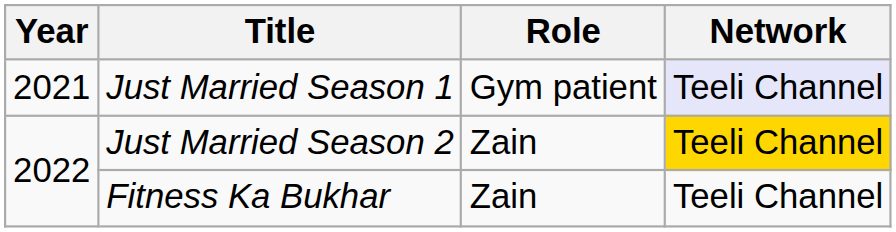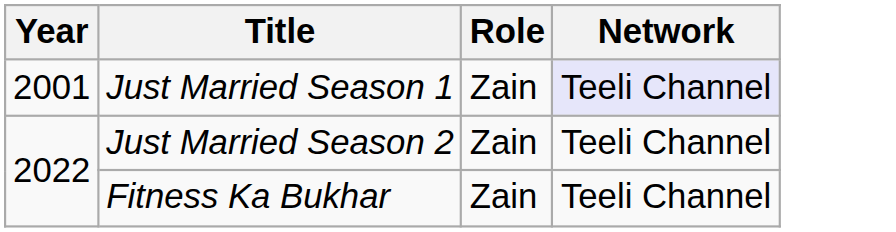(52, 87) 2021 -> (52, 87) 2001
(563, 87) Gym patient -> (503, 87) Zain
(778, 142) gold background -> (666, 142) no background
